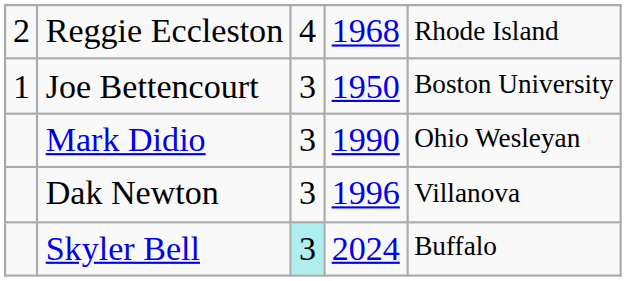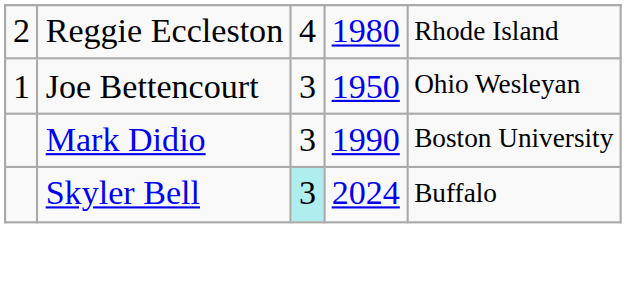(366, 31) 1968 -> (366, 31) 1980
(514, 85) Boston University -> (497, 85) Ohio Wesleyan
(497, 139) Ohio Wesleyan -> (514, 139) Boston University
- row: (132, 193)
